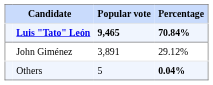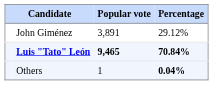rows swapped: (53, 32) <-> (44, 51)
(100, 70) 5 -> (100, 70) 1
